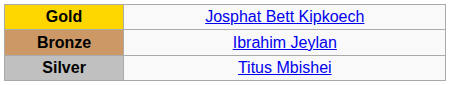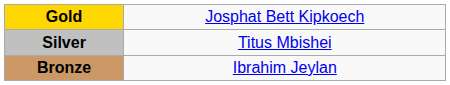rows swapped: (64, 67) <-> (64, 42)
